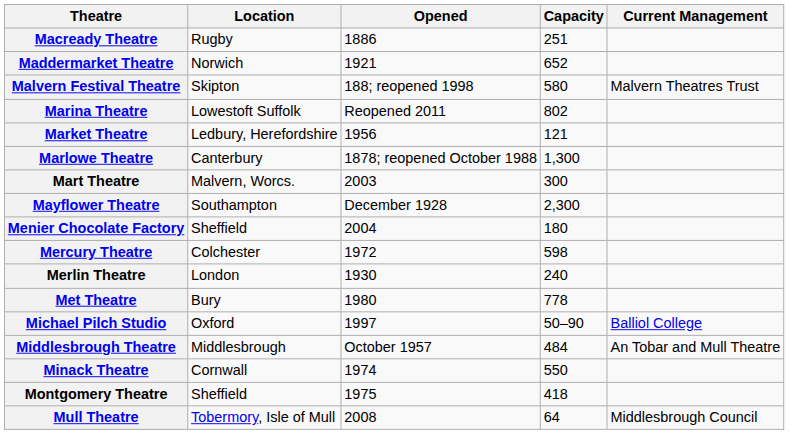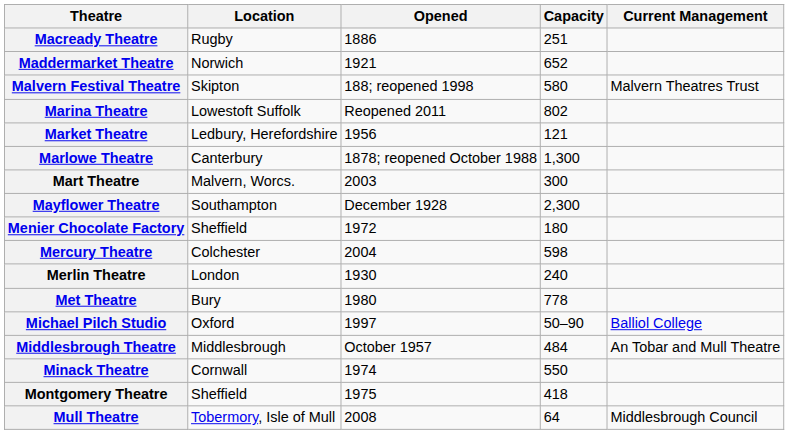(360, 229) 2004 -> (360, 229) 1972
(360, 252) 1972 -> (360, 252) 2004
